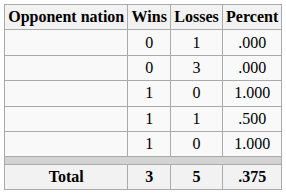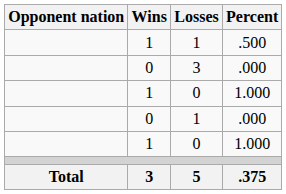rows swapped: (196, 118) <-> (196, 42)
